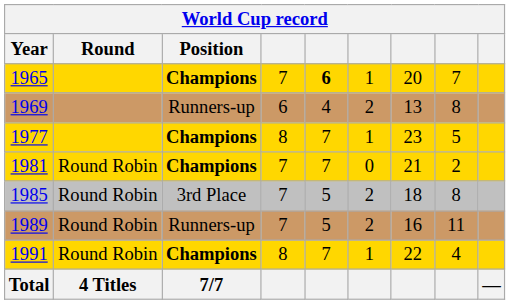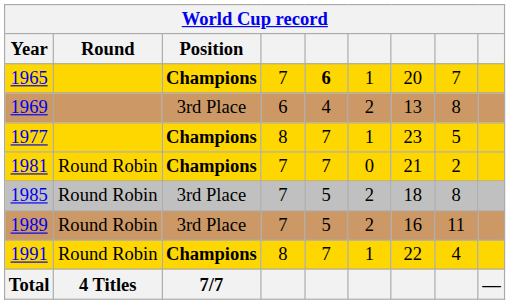(211, 107) Runners-up -> (211, 107) 3rd Place
(211, 225) Runners-up -> (211, 225) 3rd Place
